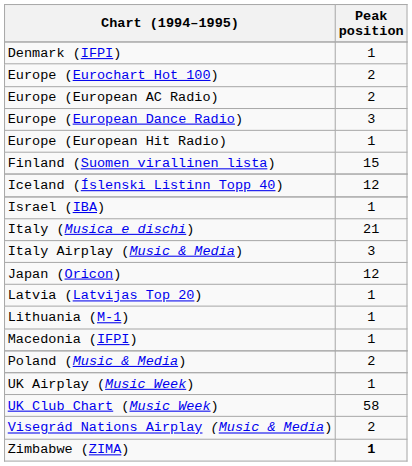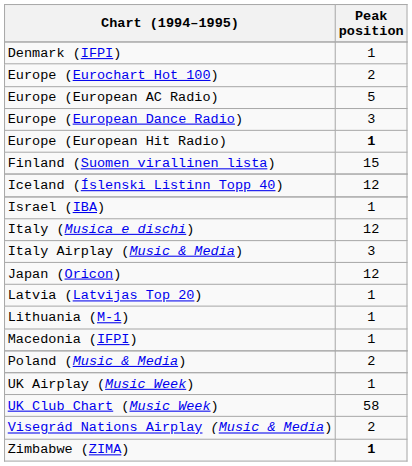(371, 97) 2 -> (371, 97) 5
(371, 141) normal -> (371, 141) bold
(371, 229) 21 -> (371, 229) 12
